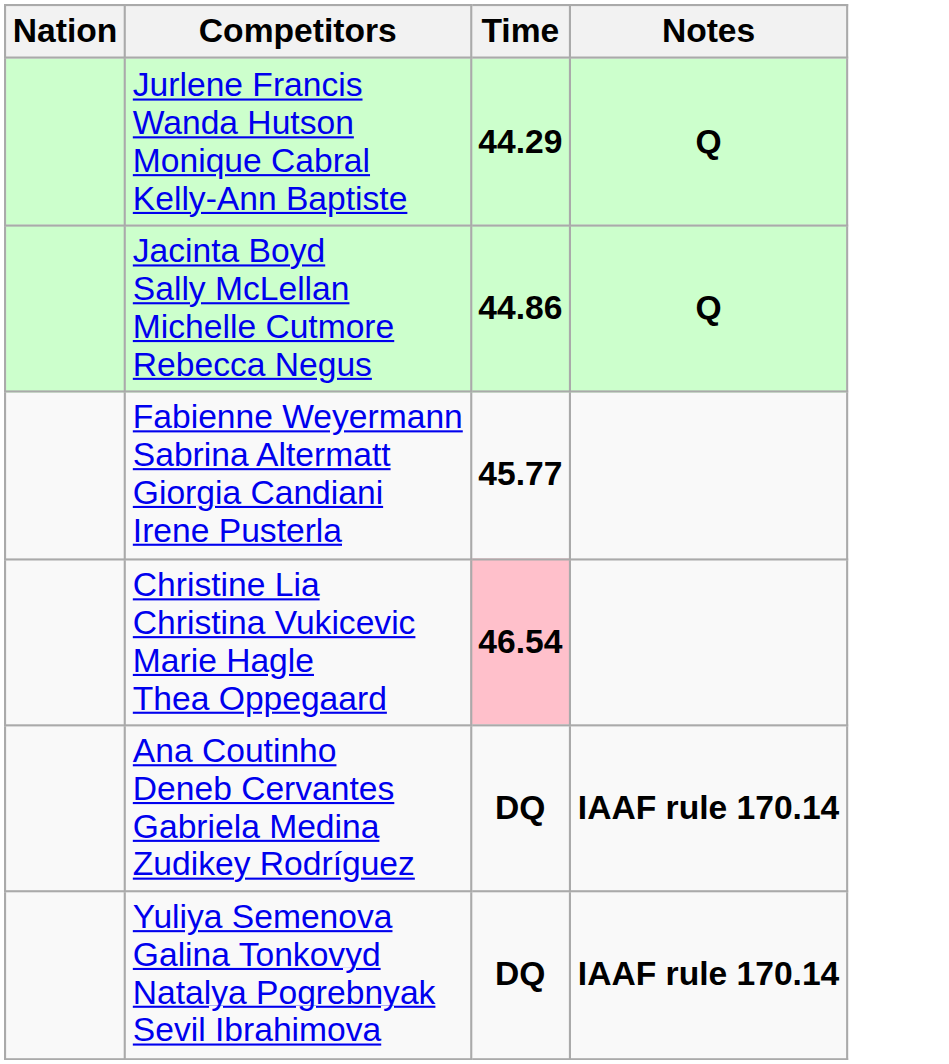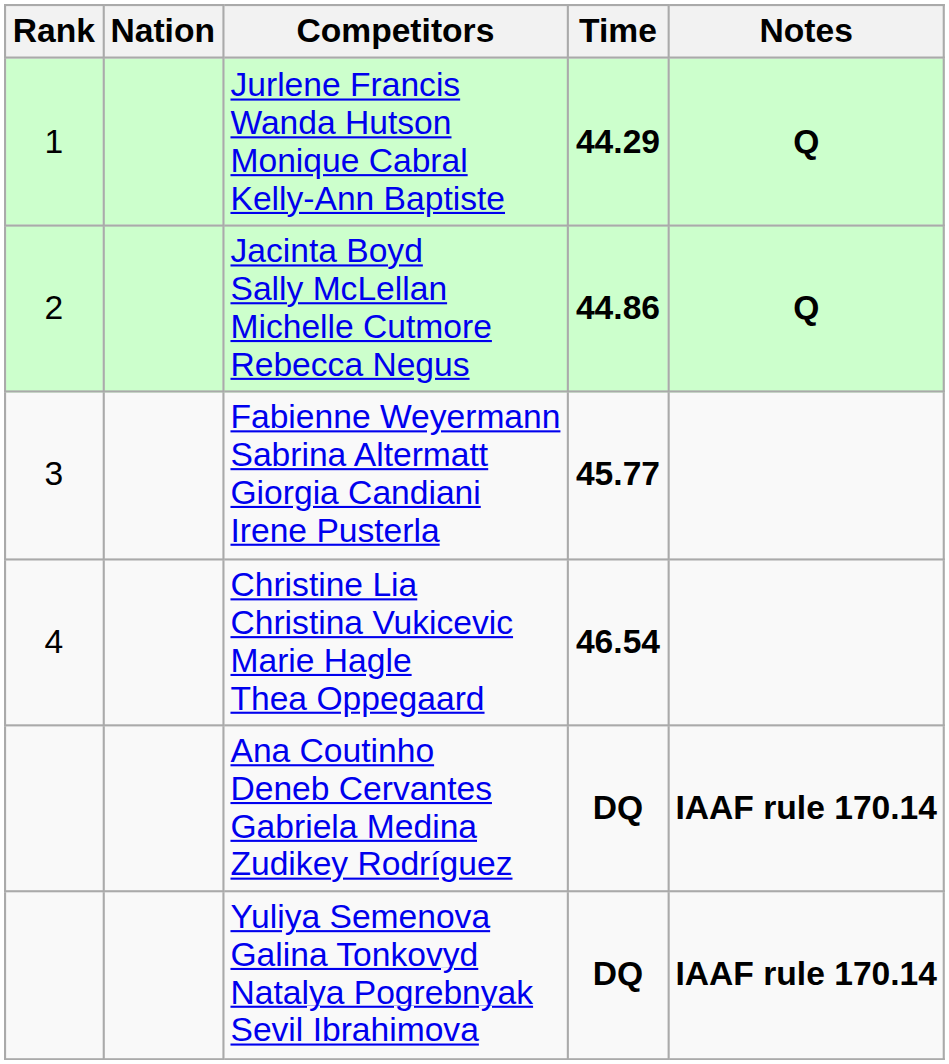+ column: (54, 31)
(520, 641) pink background -> (618, 641) no background
